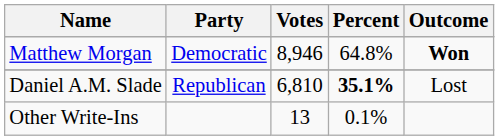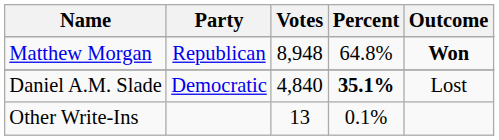(219, 53) Democratic -> (219, 53) Republican
(300, 53) 8,946 -> (300, 53) 8,948
(219, 85) Republican -> (219, 85) Democratic
(300, 85) 6,810 -> (300, 85) 4,840
